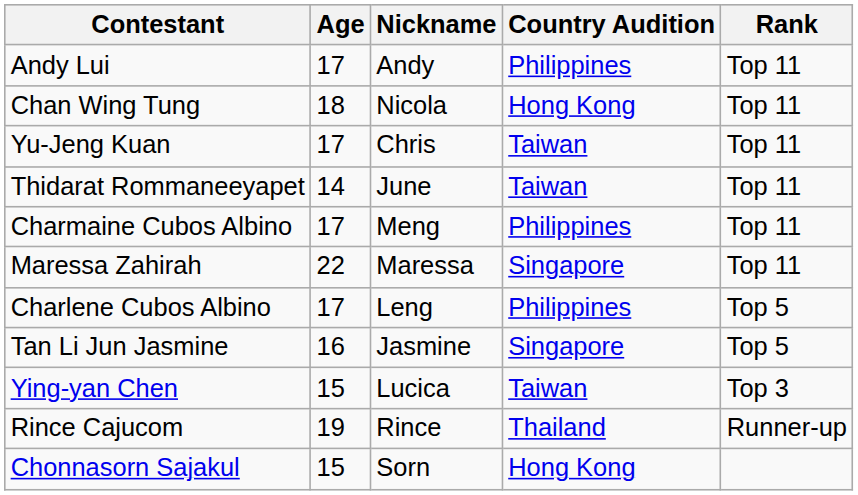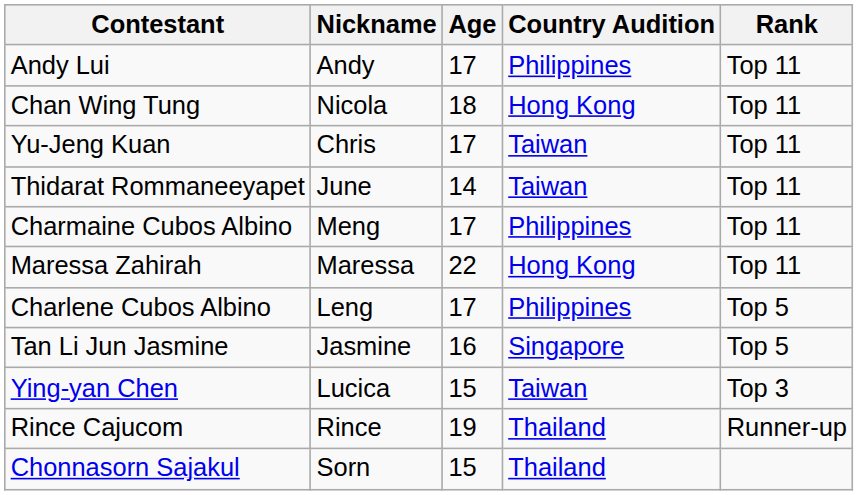columns swapped: (436, 24) <-> (341, 24)
(566, 266) Singapore -> (572, 266) Hong Kong
(572, 468) Hong Kong -> (557, 468) Thailand
